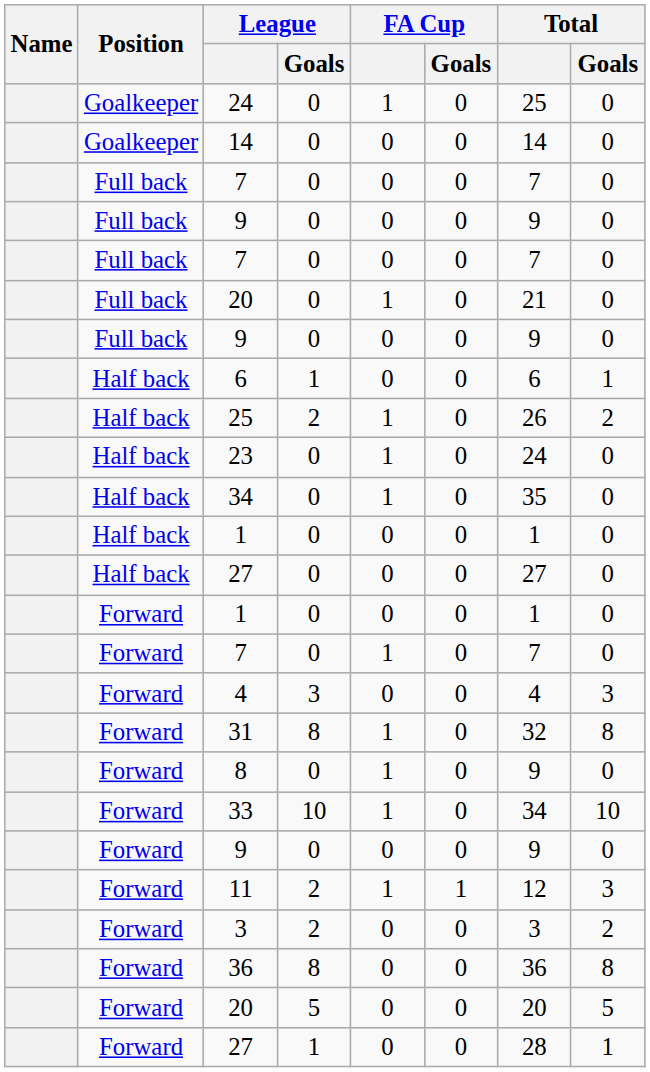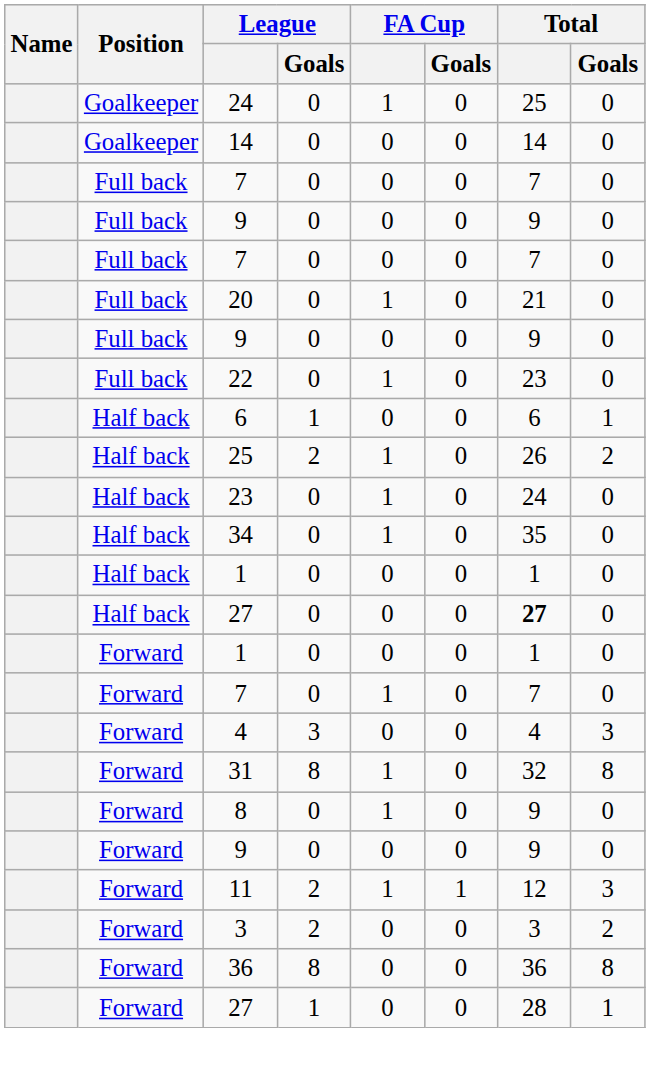+ row: (141, 378)
(534, 574) normal -> (534, 614) bold
- row: (141, 810)
- row: (141, 1007)
